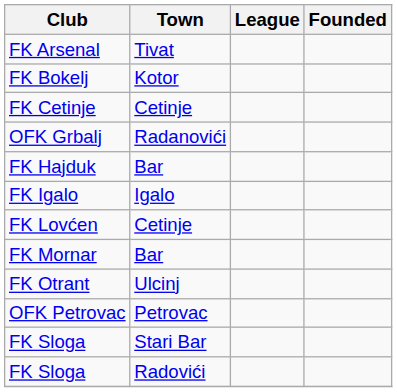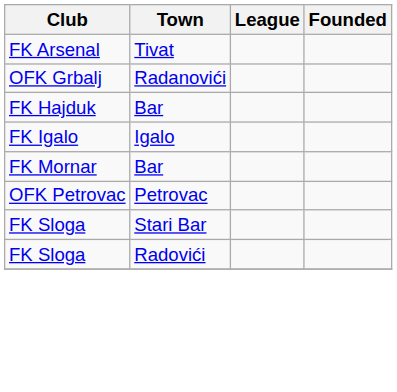- row: (49, 78)
- row: (52, 108)
- row: (53, 225)
- row: (49, 284)
